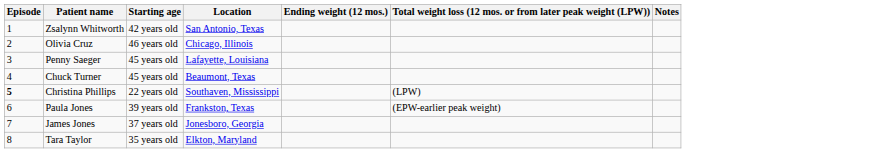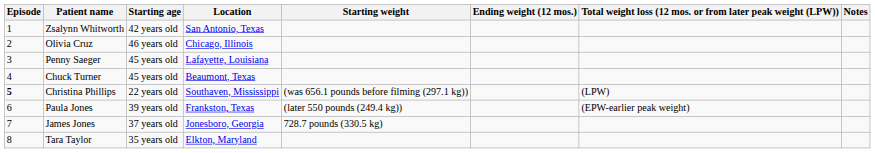+ column: (376, 12)
